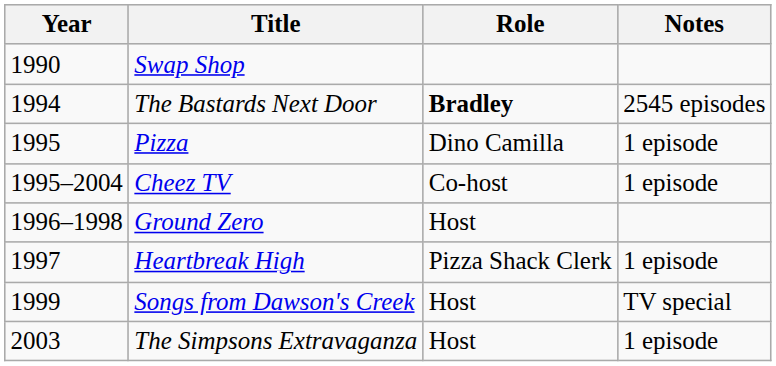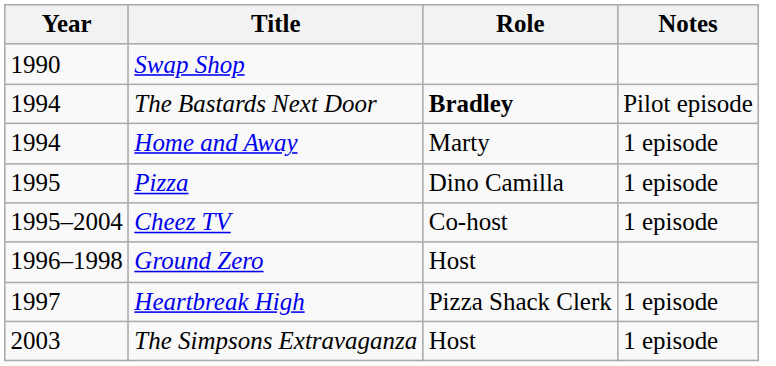(694, 103) 2545 episodes -> (688, 103) Pilot episode
+ row: (216, 143)
- row: (274, 301)
